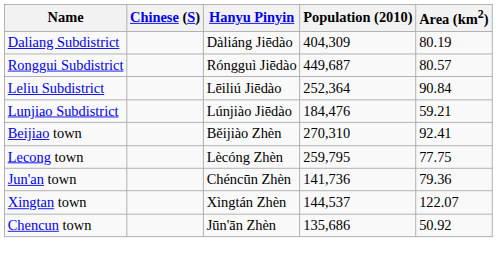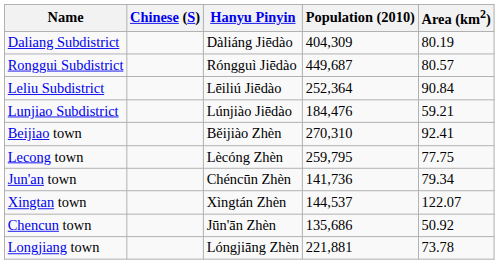(435, 179) 79.36 -> (438, 179) 79.34
+ row: (54, 248)
